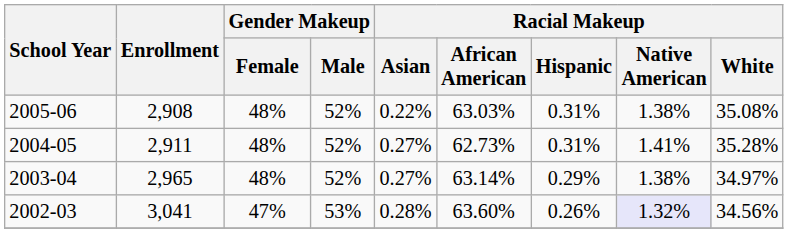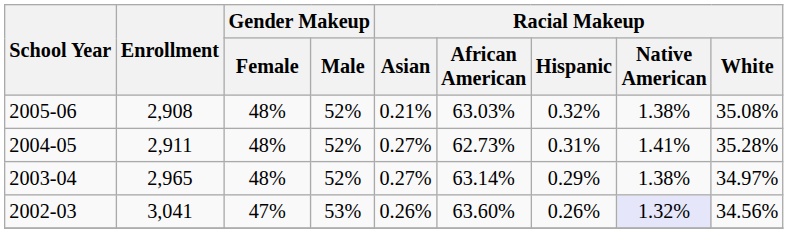(406, 111) 0.22% -> (406, 111) 0.21%
(574, 111) 0.31% -> (574, 111) 0.32%
(406, 211) 0.28% -> (406, 211) 0.26%
